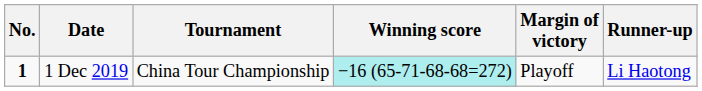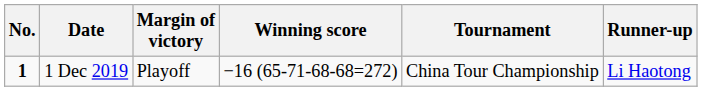columns swapped: (233, 30) <-> (560, 30)
(425, 71) paleturquoise background -> (311, 71) no background
